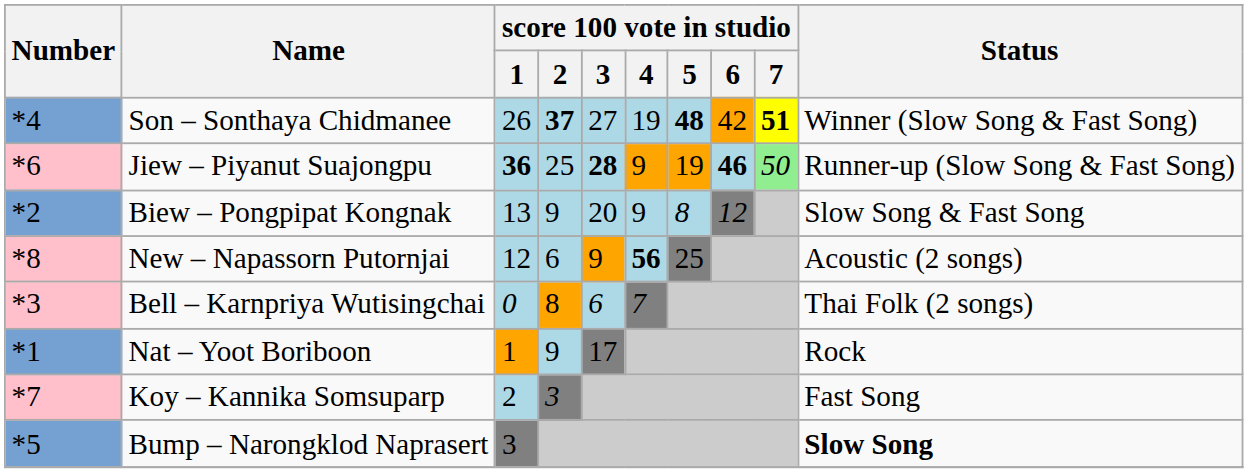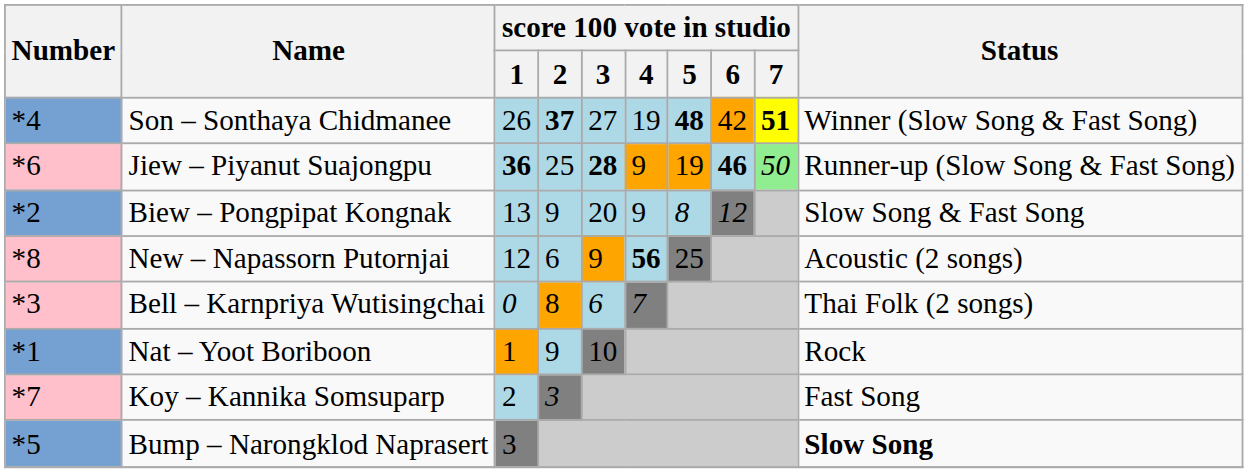(603, 350) 17 -> (603, 350) 10
